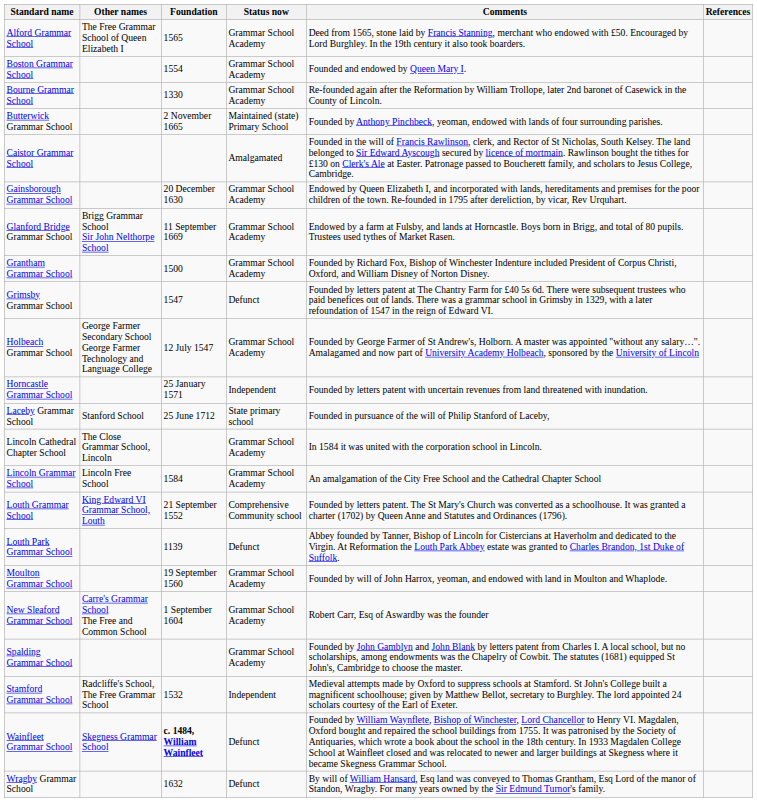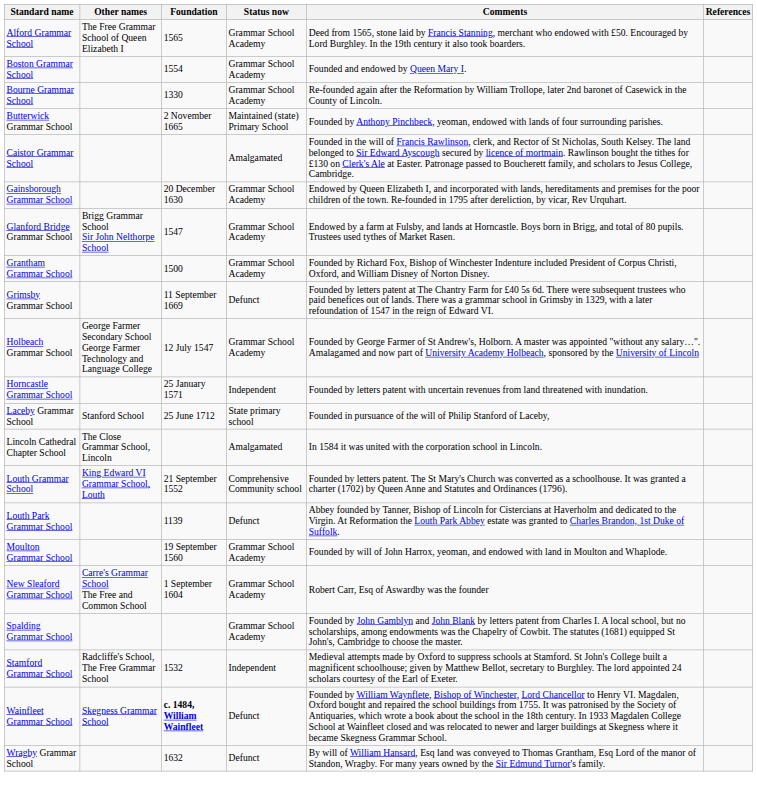(190, 232) 11 September 1669 -> (173, 232) 1547
(173, 300) 1547 -> (190, 300) 11 September 1669
(261, 447) Grammar School Academy -> (255, 447) Amalgamated
- row: (41, 479)
